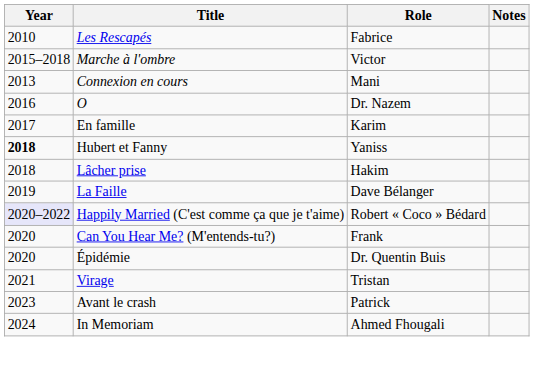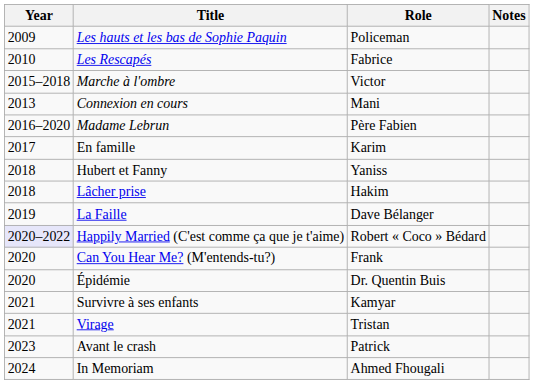+ row: (182, 37)
+ row: (123, 125)
- row: (82, 103)
(22, 147) bold -> (22, 170) normal
+ row: (138, 302)
